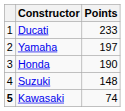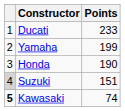(109, 47) 197 -> (109, 47) 199
(10, 81) no background -> (10, 81) lightgrey background
(109, 81) 148 -> (109, 81) 151
